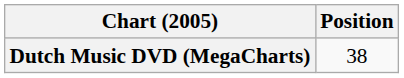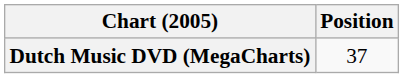(357, 55) 38 -> (357, 55) 37
